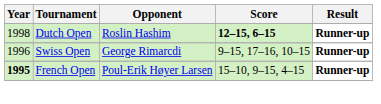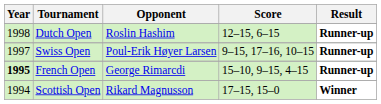(247, 33) bold -> (251, 33) normal
(19, 52) 1996 -> (19, 52) 1997
(142, 52) George Rimarcdi -> (161, 52) Poul-Erik Høyer Larsen
(157, 71) Poul-Erik Høyer Larsen -> (146, 71) George Rimarcdi
+ row: (68, 90)
